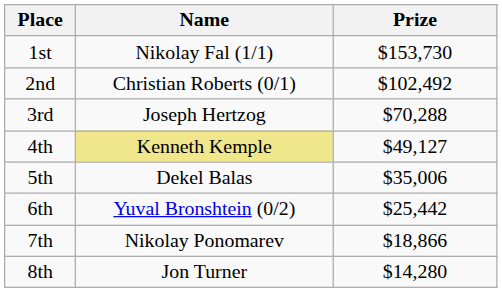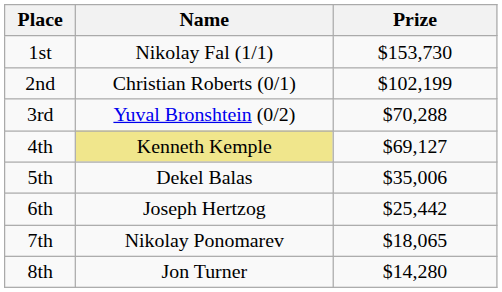(415, 83) $102,492 -> (415, 83) $102,199
(204, 114) Joseph Hertzog -> (204, 114) Yuval Bronshtein (0/2)
(415, 146) $49,127 -> (415, 146) $69,127
(204, 209) Yuval Bronshtein (0/2) -> (204, 209) Joseph Hertzog
(415, 240) $18,866 -> (415, 240) $18,065
